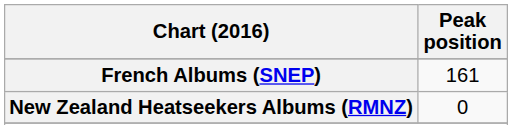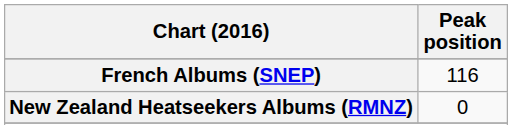(463, 75) 161 -> (463, 75) 116
